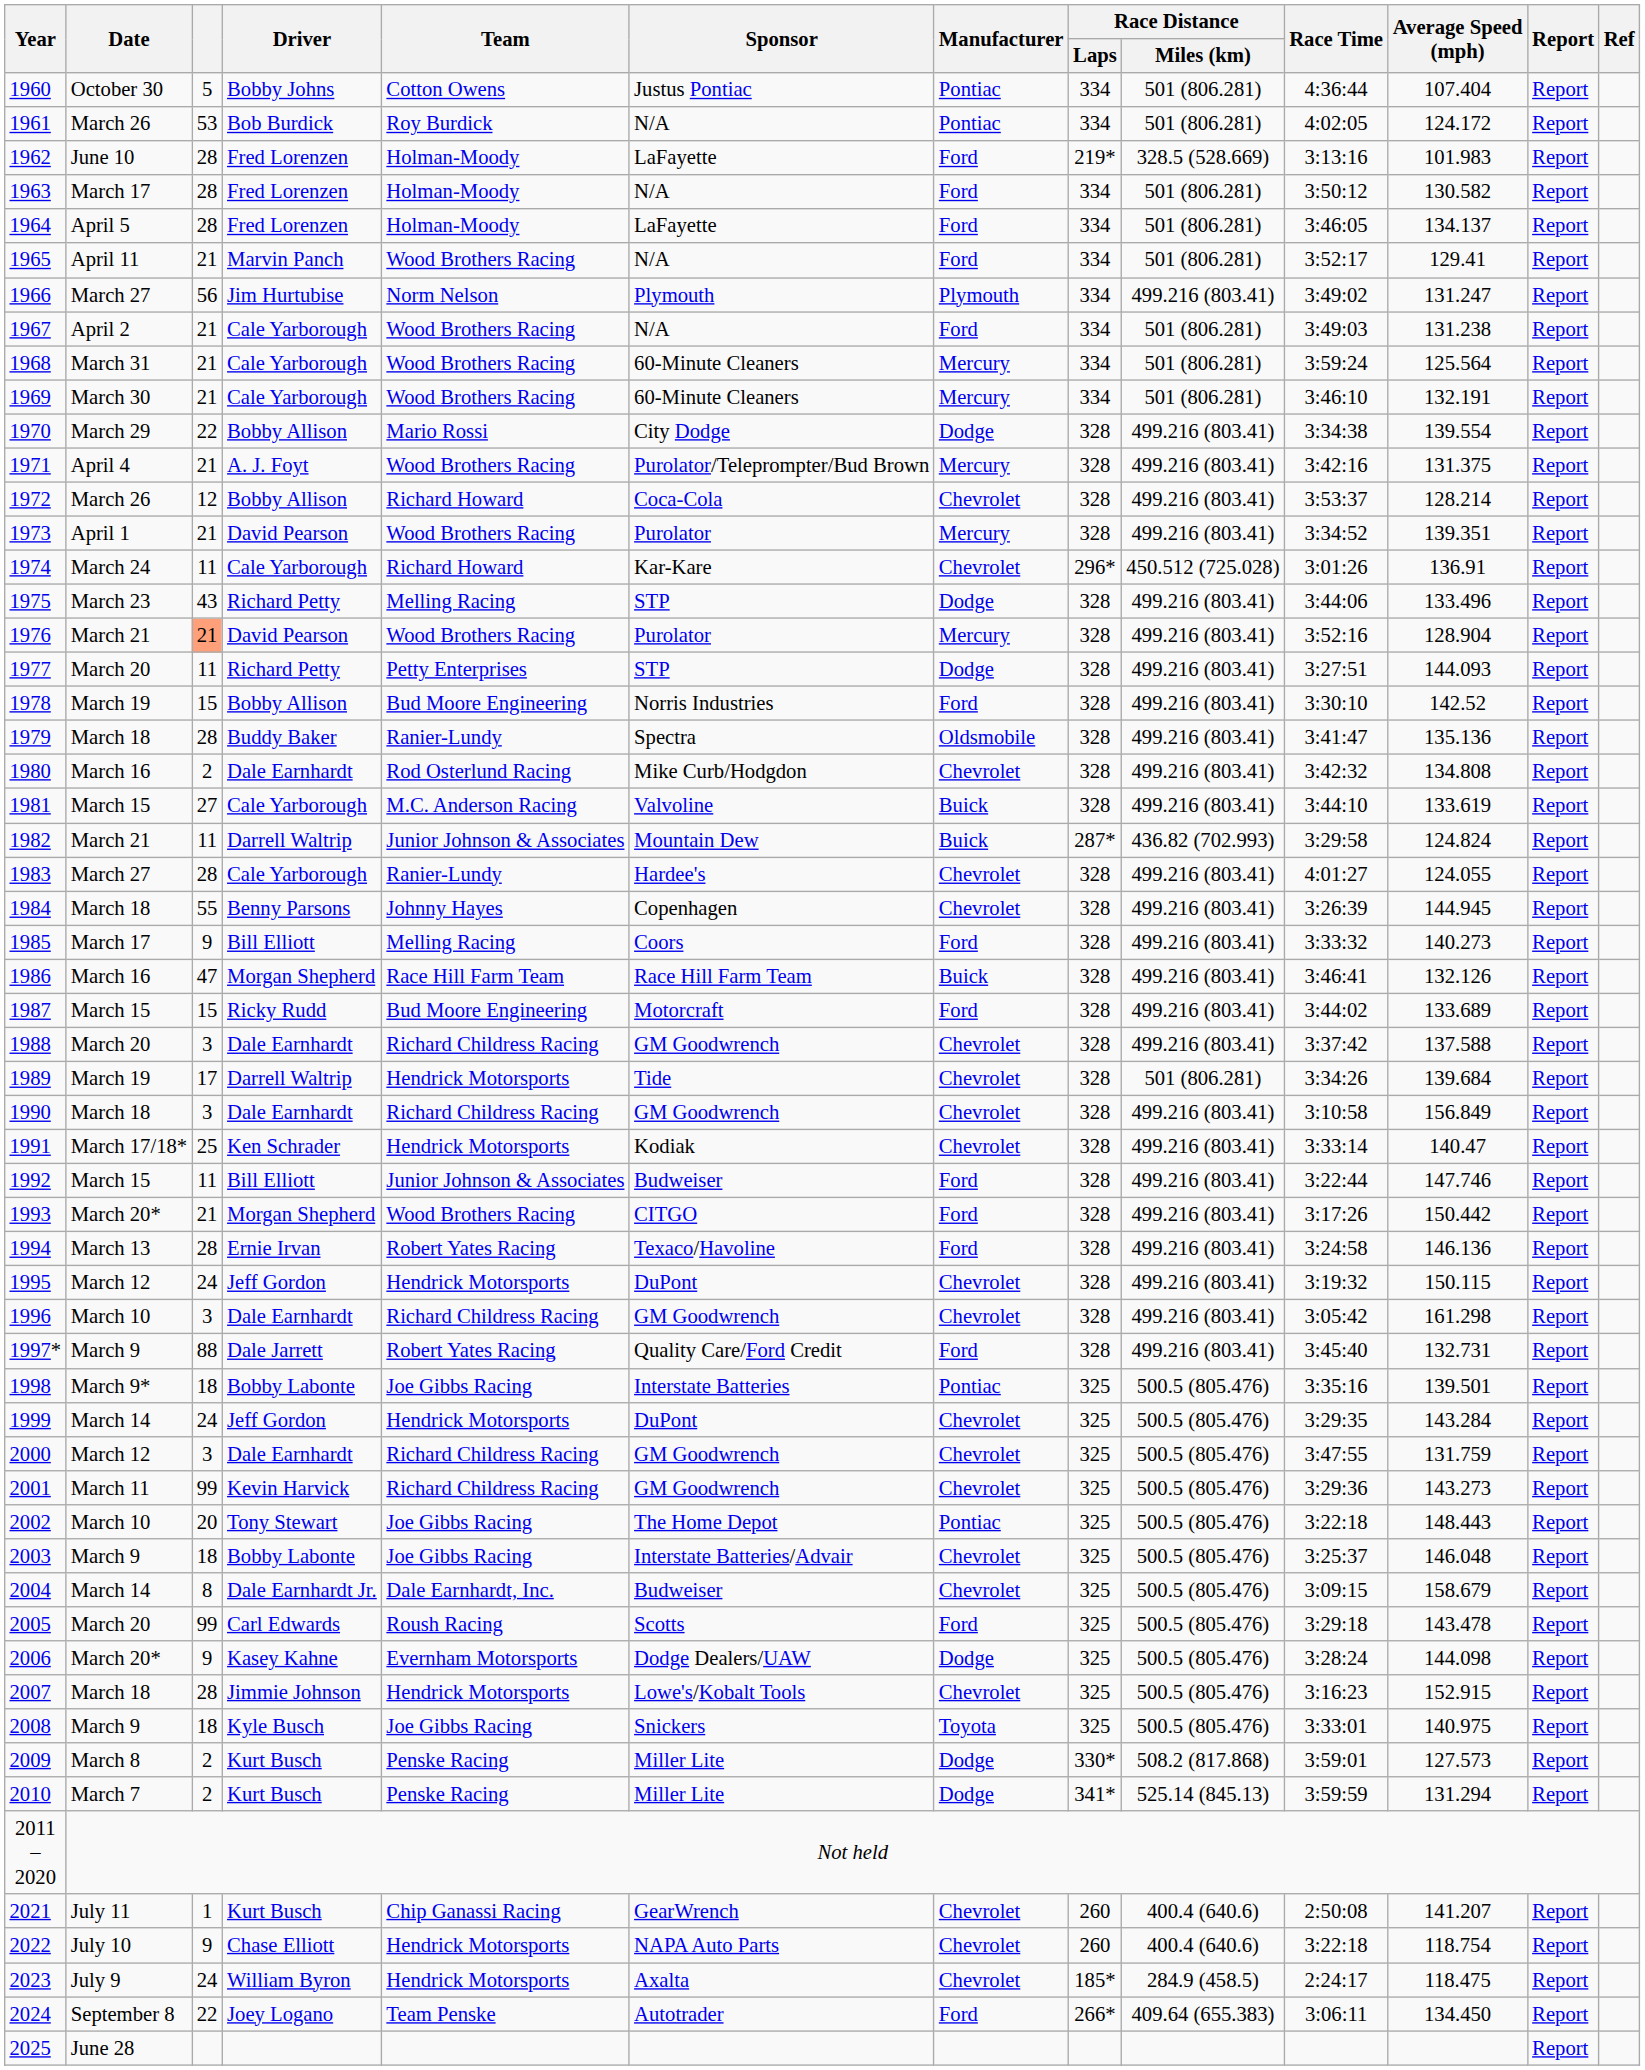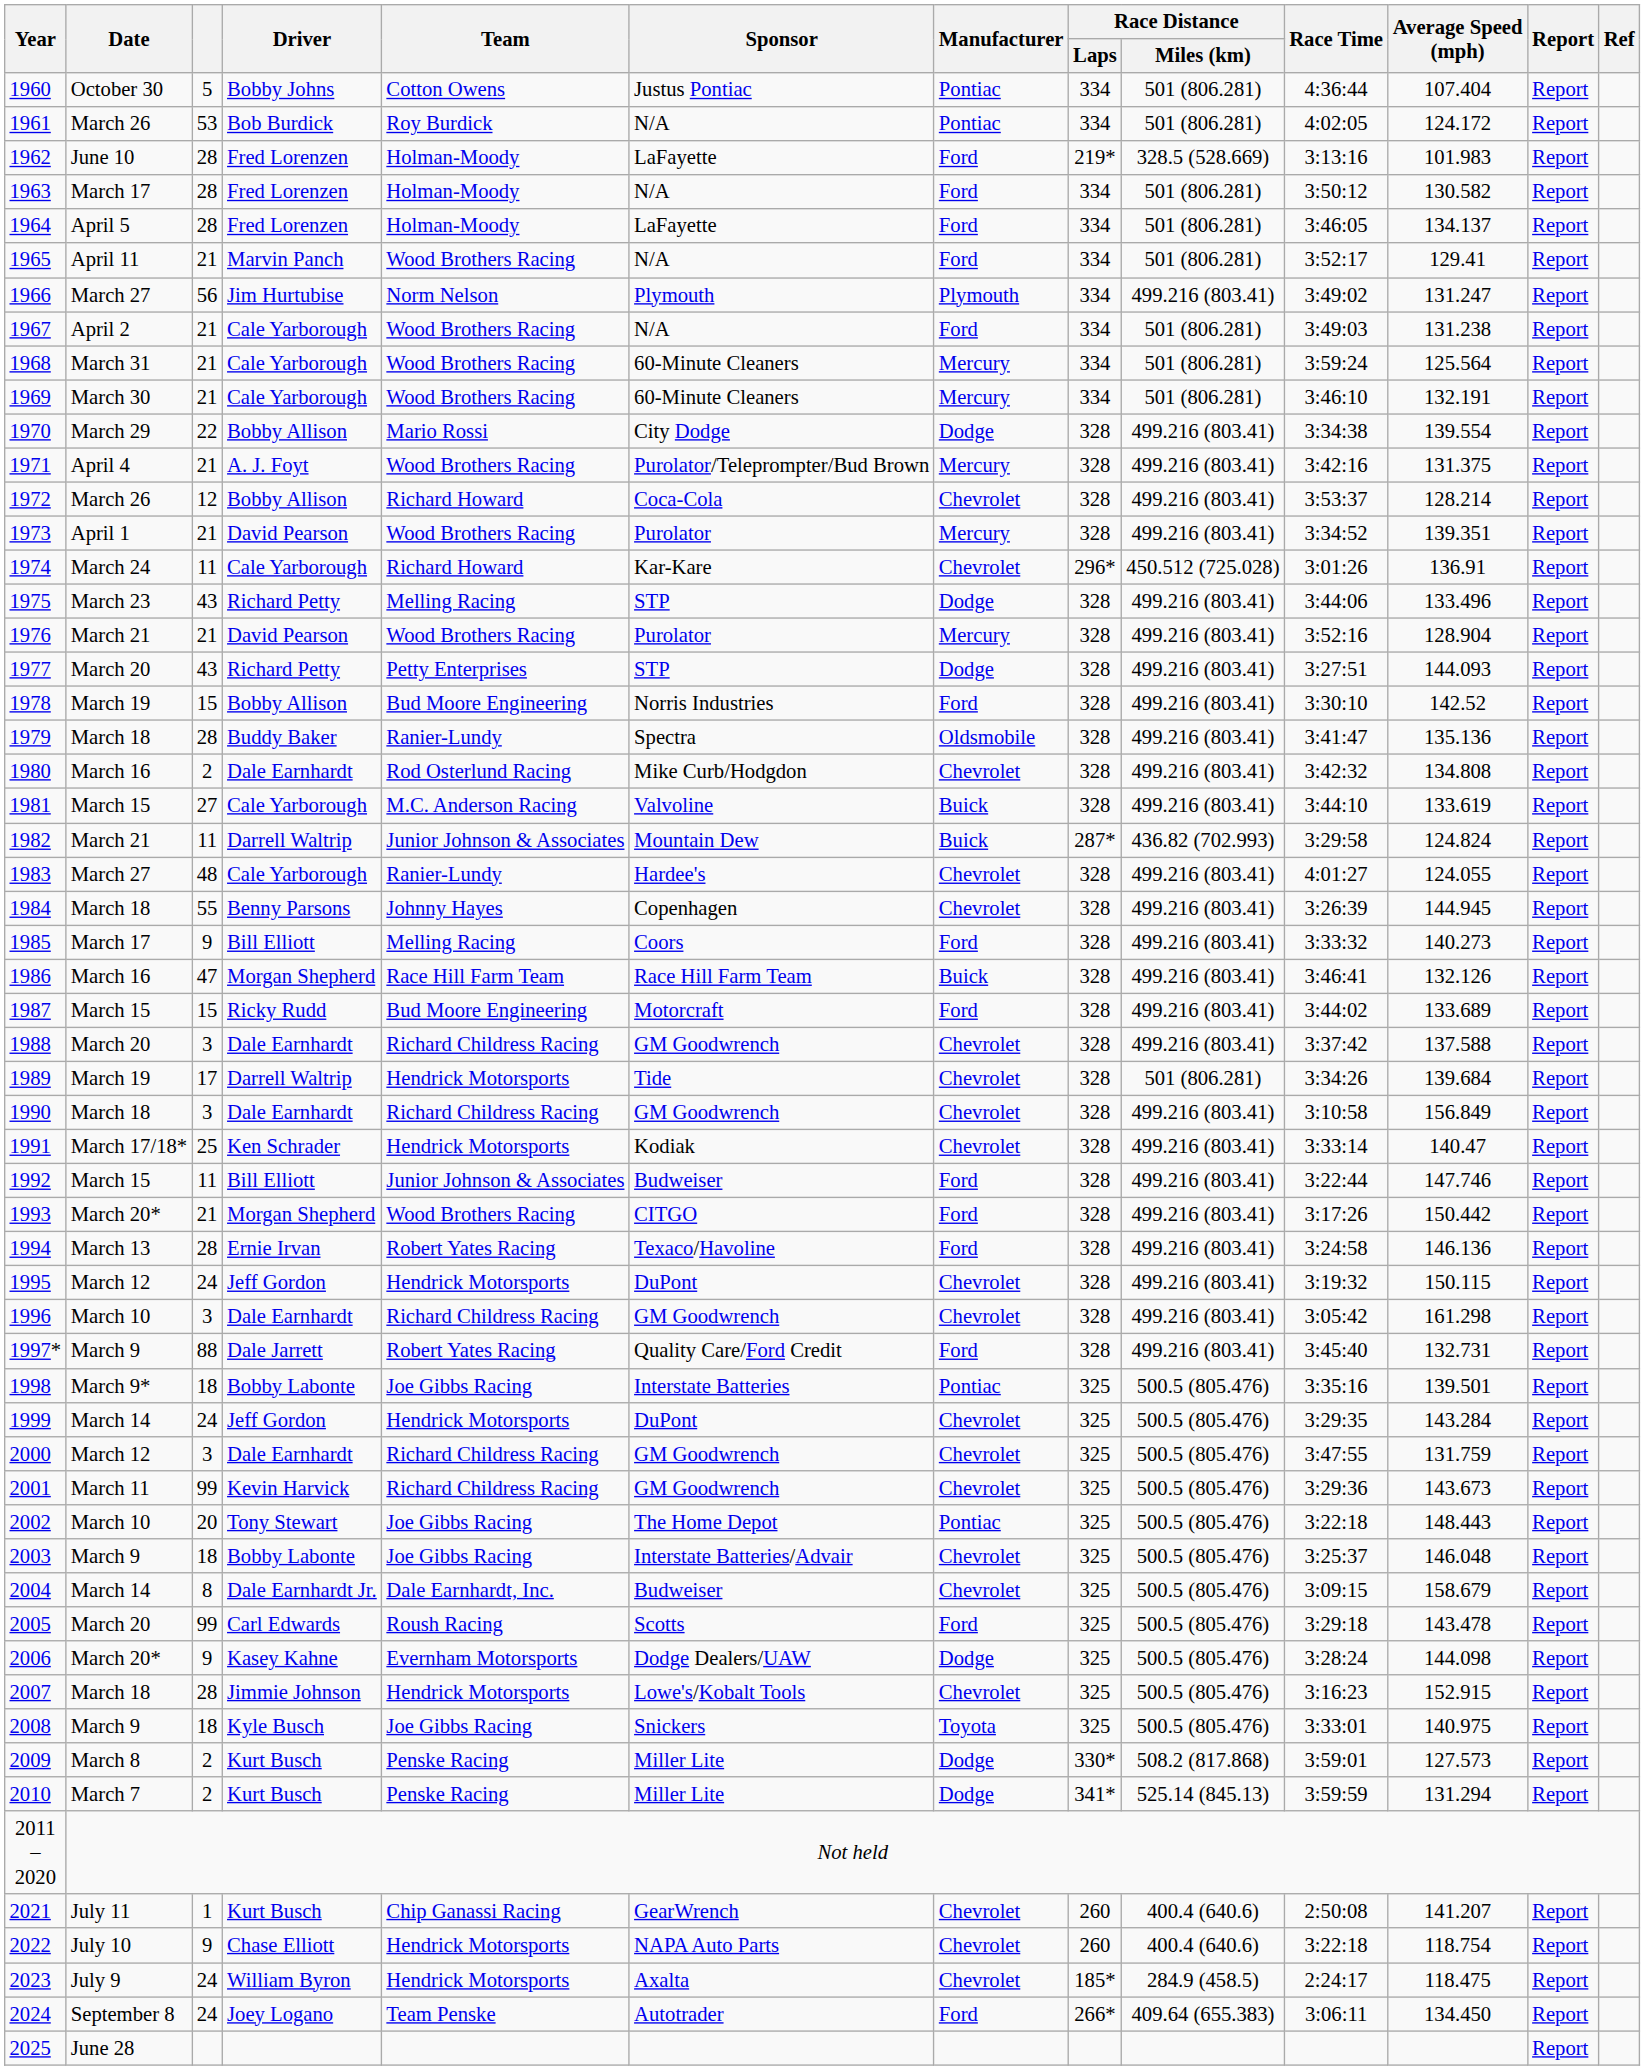(207, 635) lightsalmon background -> (207, 635) no background
(207, 669) 11 -> (207, 669) 43
(207, 873) 28 -> (207, 873) 48
(1458, 1487) 143.273 -> (1458, 1487) 143.673
(207, 2013) 22 -> (207, 2013) 24
